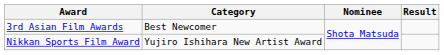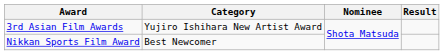(180, 27) Best Newcomer -> (233, 27) Yujiro Ishihara New Artist Award
(233, 42) Yujiro Ishihara New Artist Award -> (180, 42) Best Newcomer
